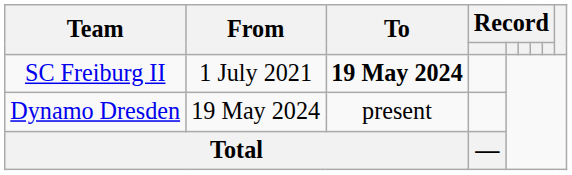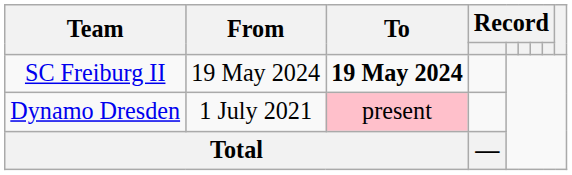(256, 73) 1 July 2021 -> (256, 73) 19 May 2024
(256, 111) 19 May 2024 -> (256, 111) 1 July 2021
(397, 111) no background -> (397, 111) pink background
